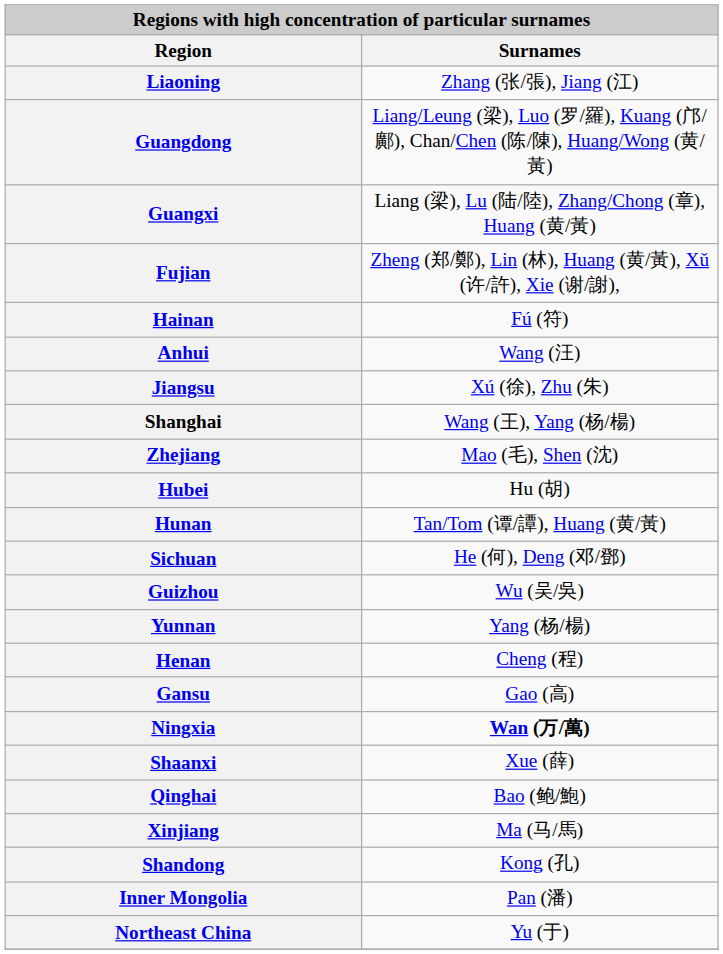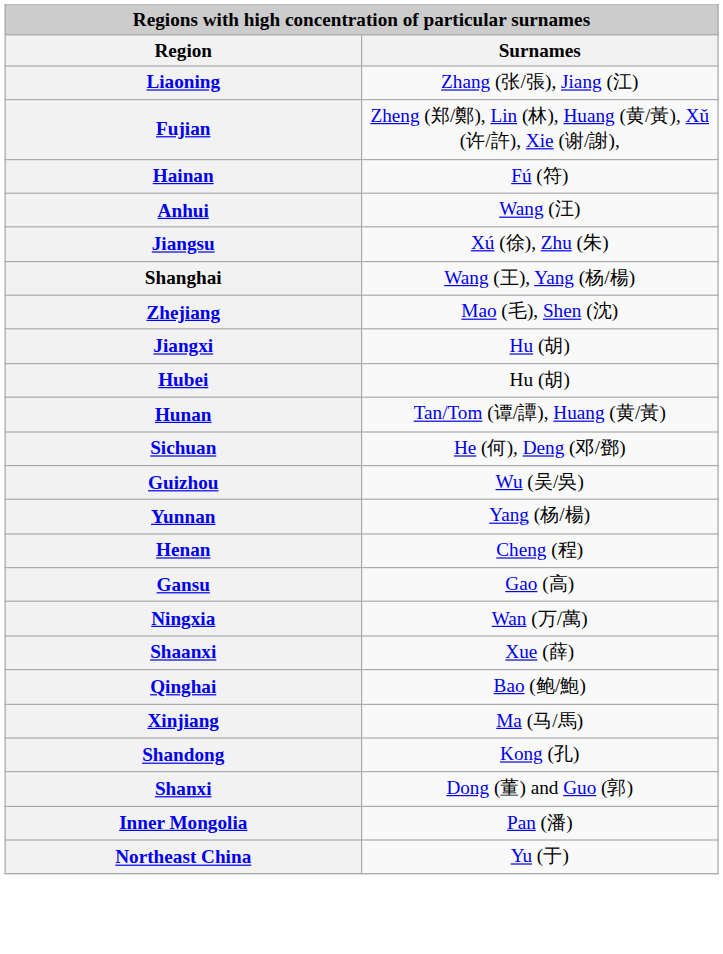- row: (183, 141)
- row: (183, 213)
+ row: (183, 346)
(540, 727) bold -> (540, 617) normal
+ row: (183, 788)
